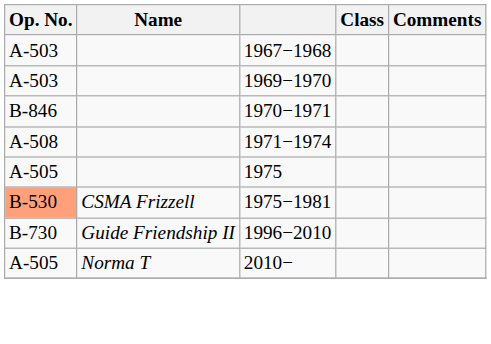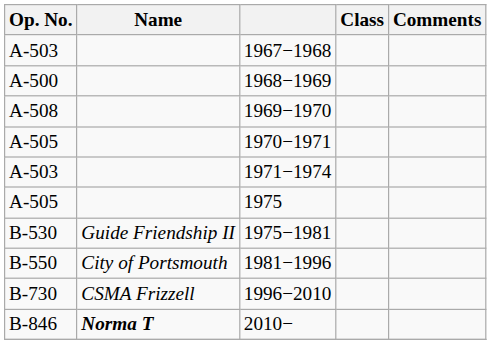+ row: (288, 80)
(34, 80) A-503 -> (34, 111) A-508
(33, 111) B-846 -> (34, 141) A-505
(34, 141) A-508 -> (34, 171) A-503
(33, 202) lightsalmon background -> (33, 232) no background
(138, 202) CSMA Frizzell -> (158, 232) Guide Friendship II
+ row: (288, 263)
(158, 232) Guide Friendship II -> (138, 293) CSMA Frizzell
(34, 263) A-505 -> (33, 324) B-846
(116, 263) normal -> (117, 324) bold
